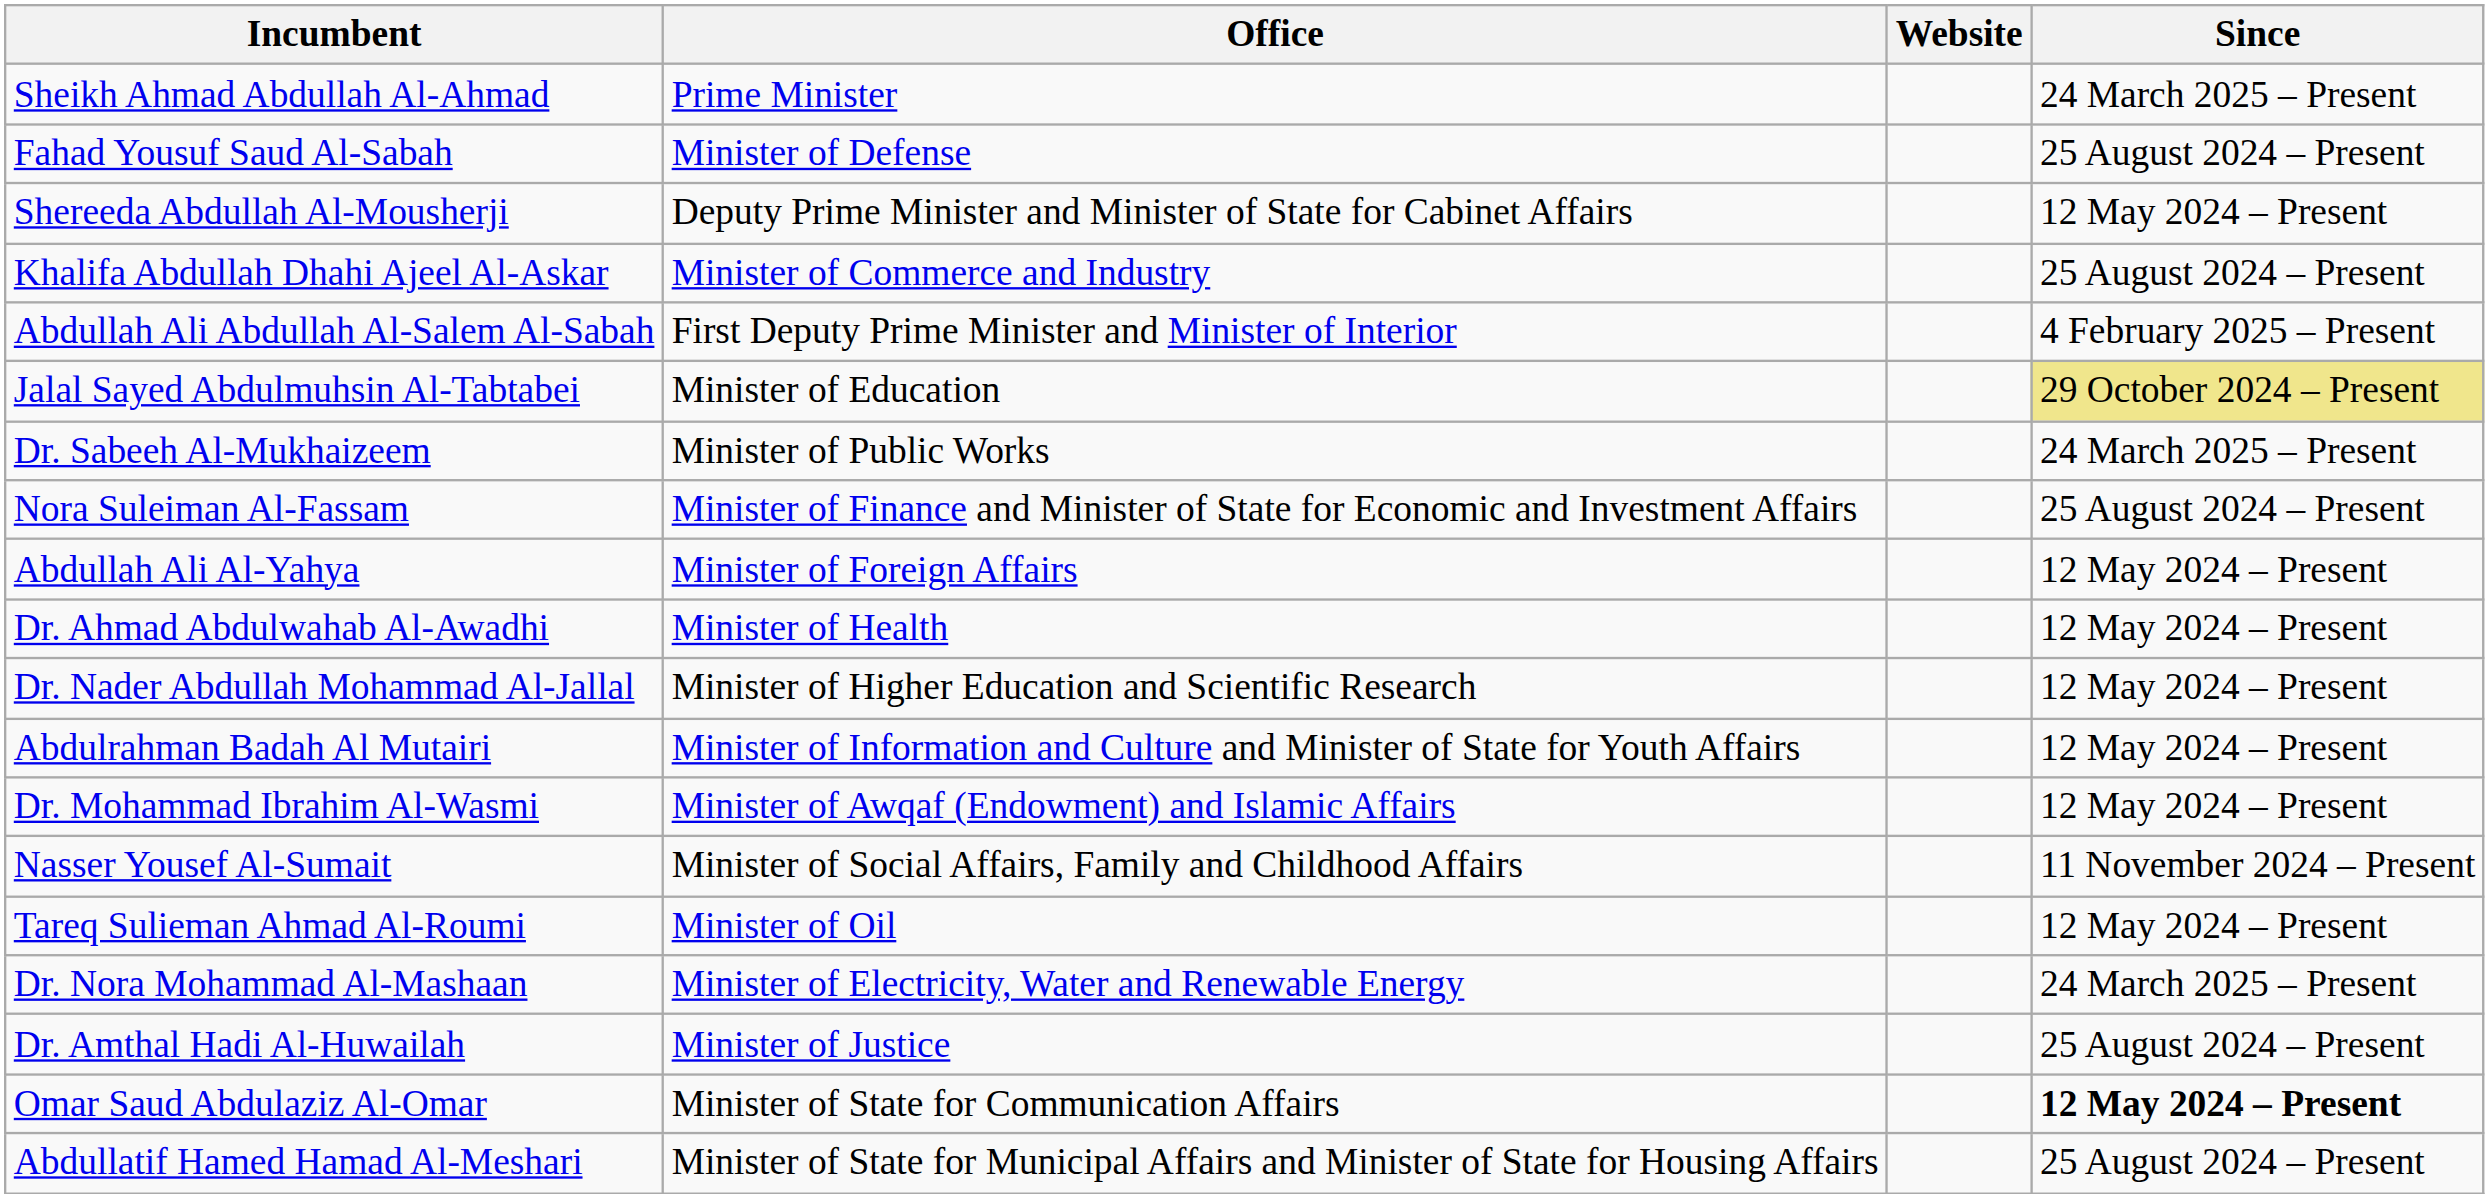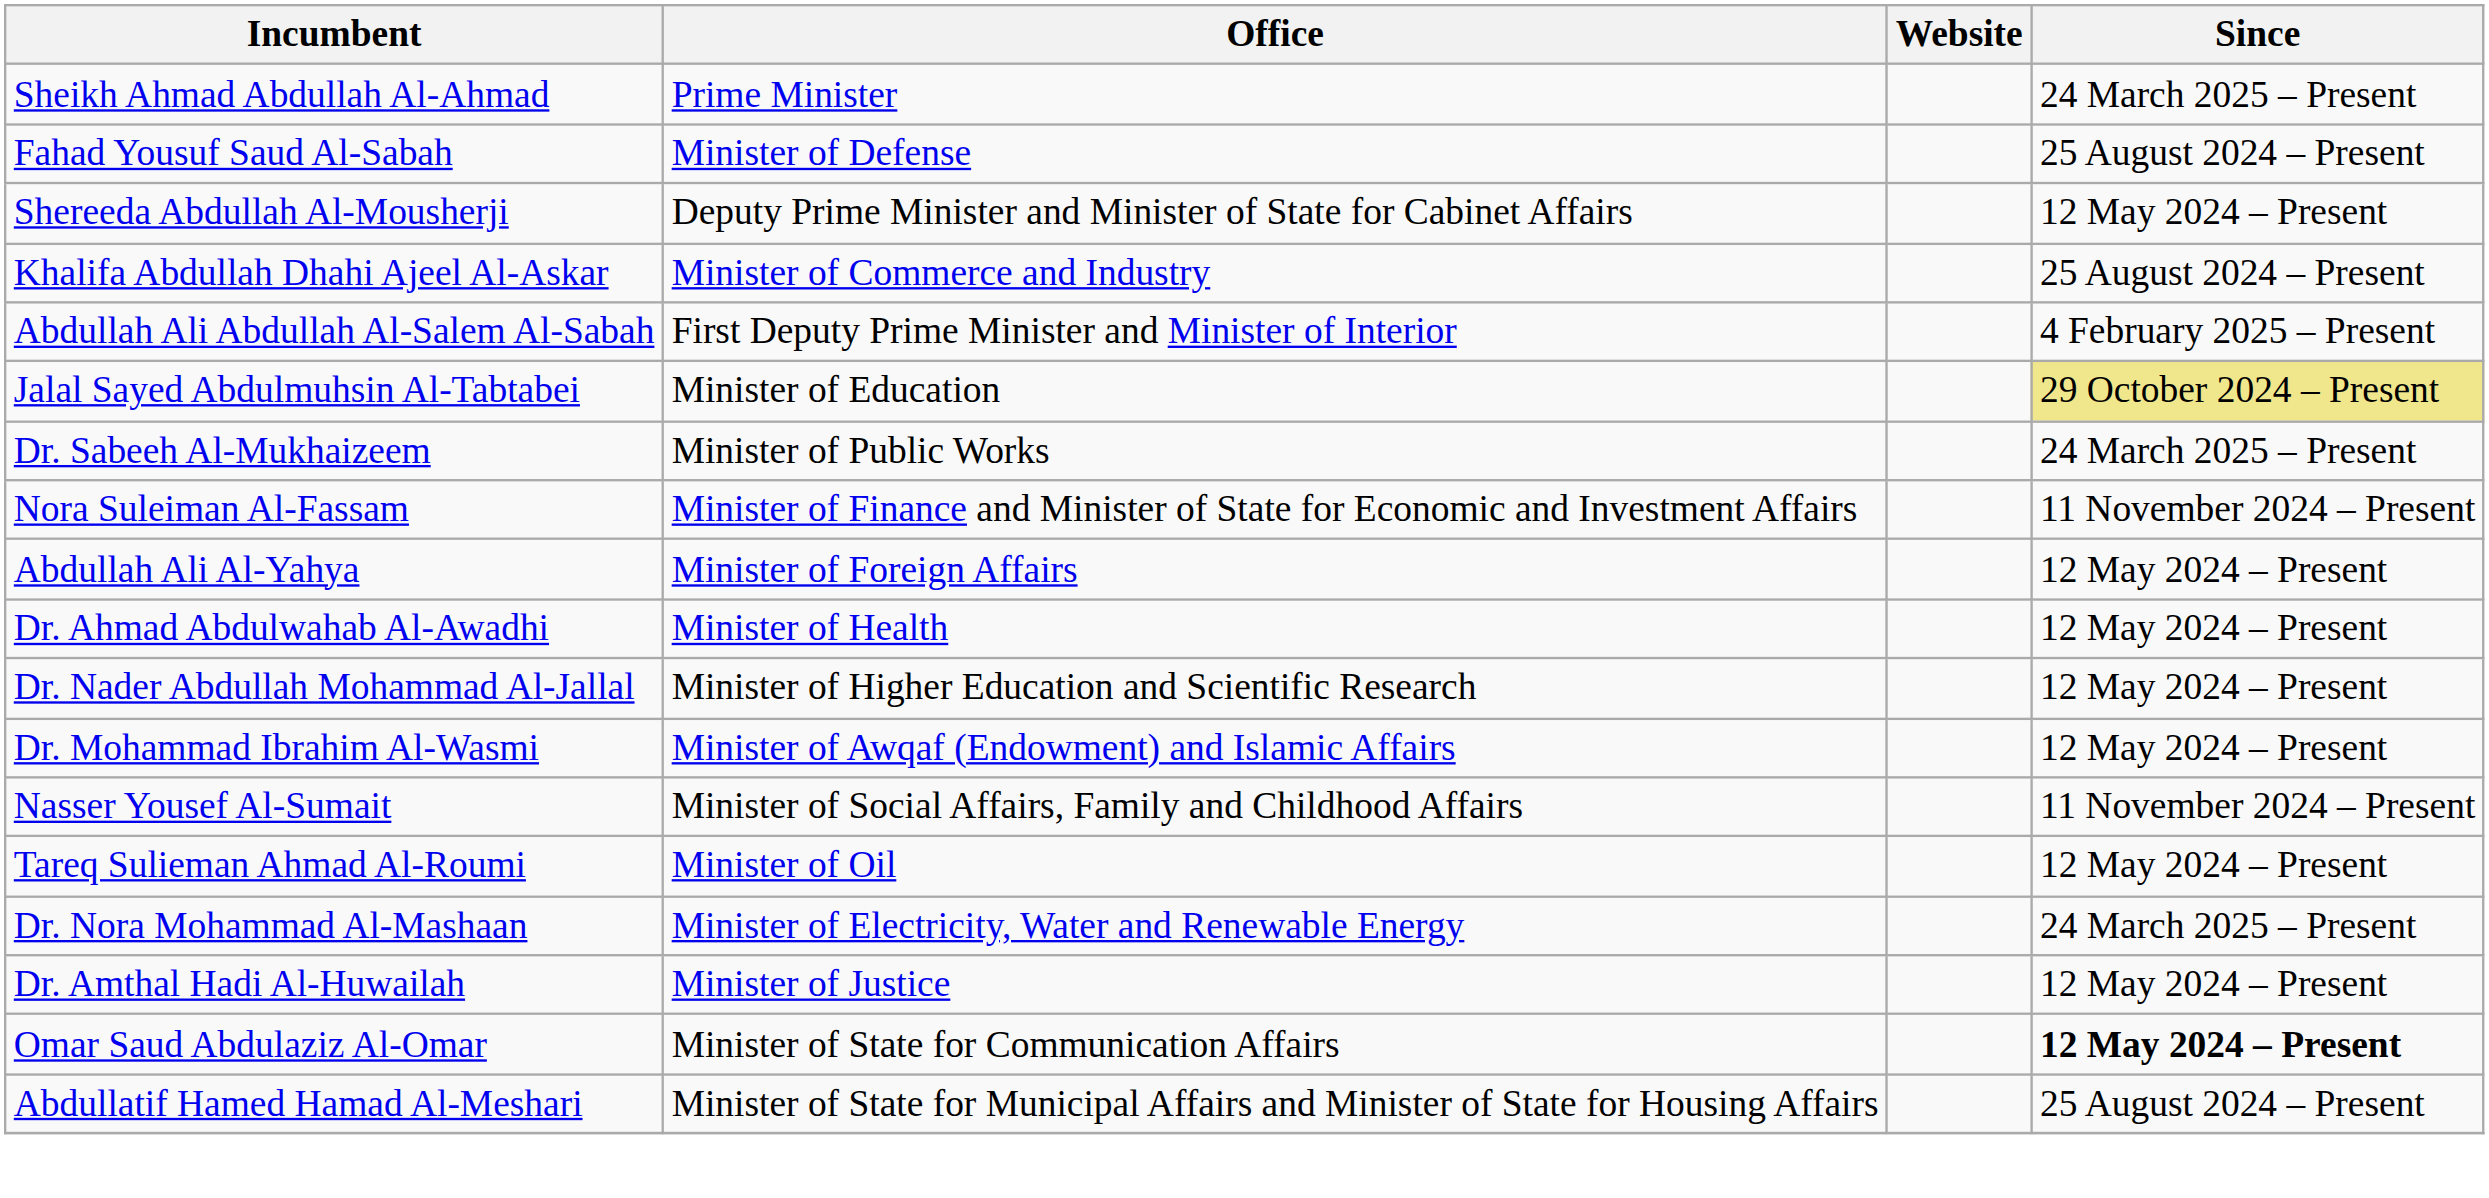(2232, 509) 25 August 2024 – Present -> (2258, 509) 11 November 2024 – Present
- row: (252, 746)
(2232, 1043) 25 August 2024 – Present -> (2214, 984) 12 May 2024 – Present
